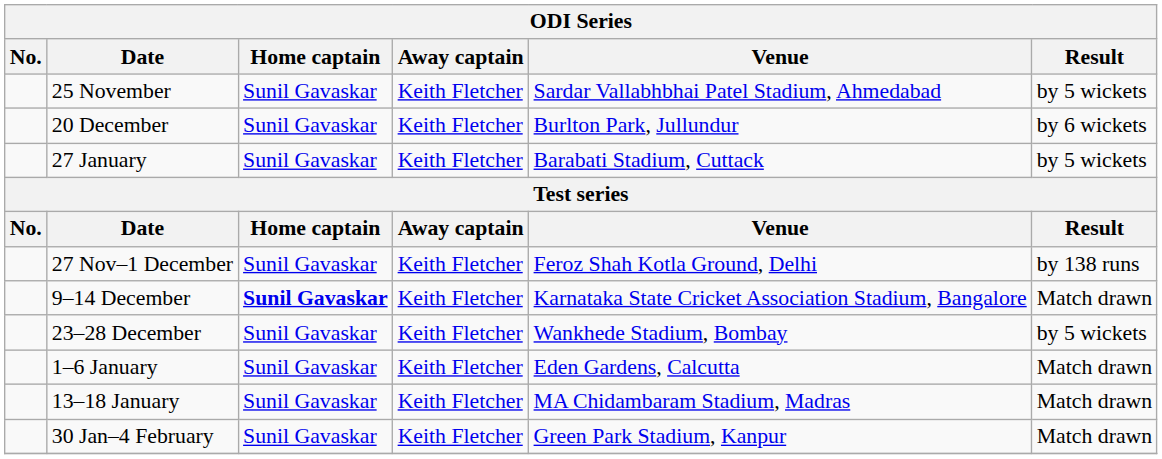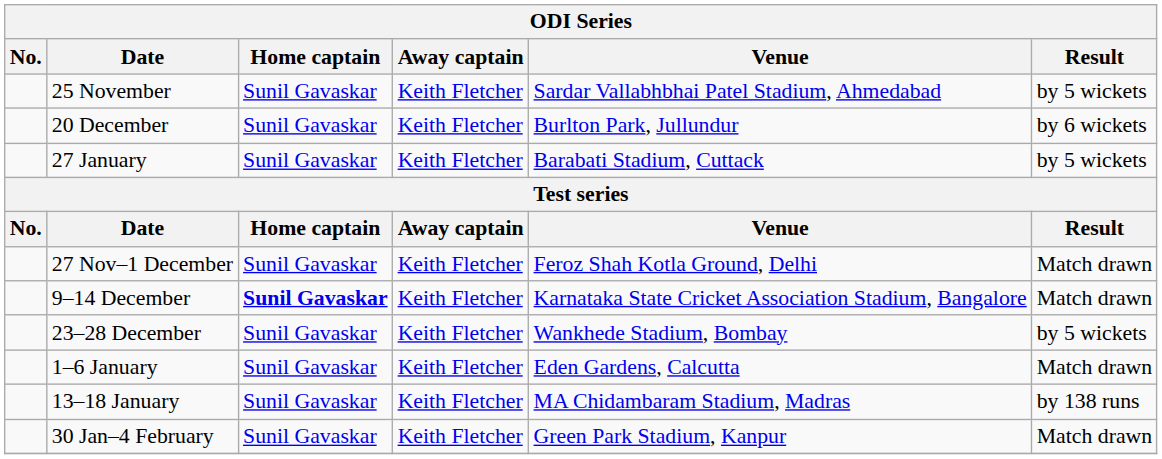(1088, 263) by 138 runs -> (1094, 263) Match drawn
(1094, 401) Match drawn -> (1088, 401) by 138 runs
